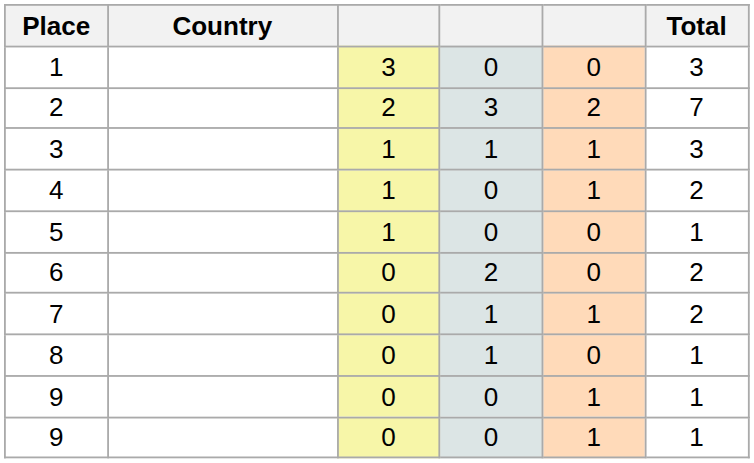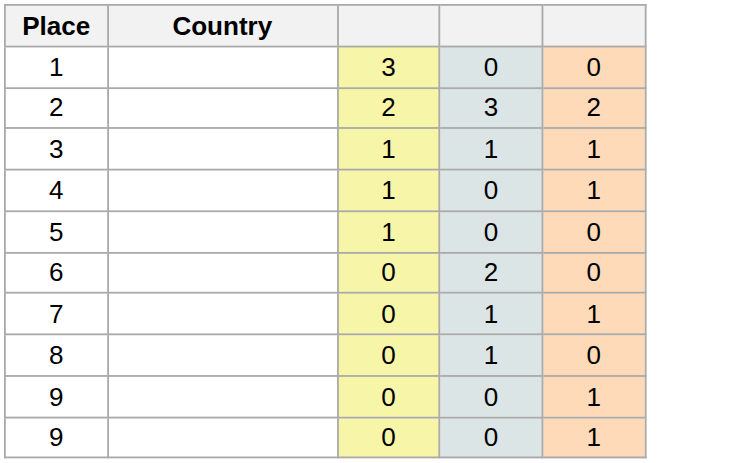- column: (697, 26)
